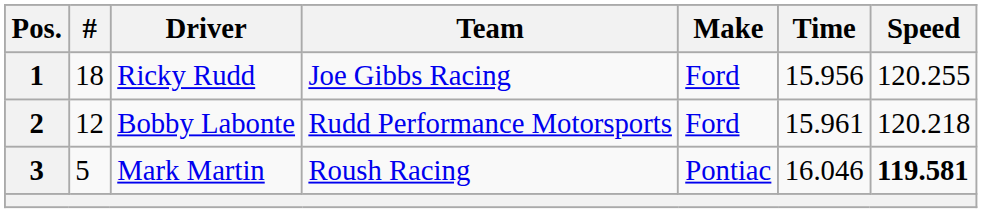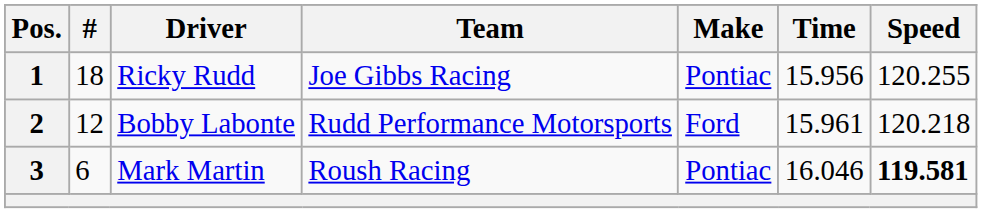(712, 75) Ford -> (728, 75) Pontiac
(82, 170) 5 -> (82, 170) 6
